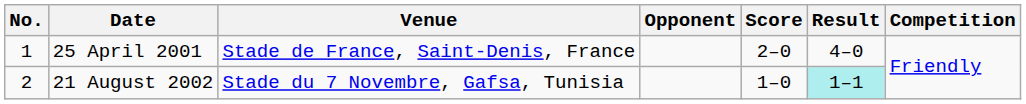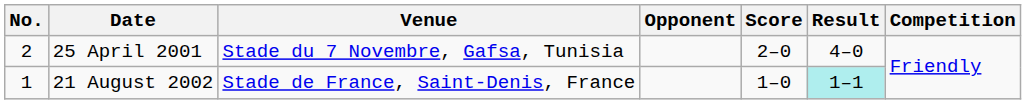(26, 51) 1 -> (26, 51) 2
(429, 51) Stade de France, Saint-Denis, France -> (423, 51) Stade du 7 Novembre, Gafsa, Tunisia
(26, 83) 2 -> (26, 83) 1
(423, 83) Stade du 7 Novembre, Gafsa, Tunisia -> (429, 83) Stade de France, Saint-Denis, France
